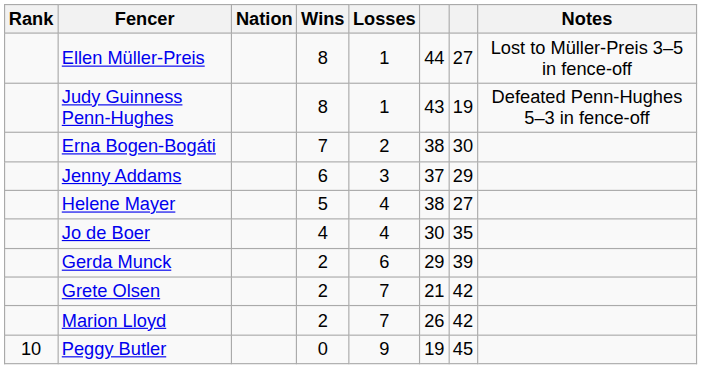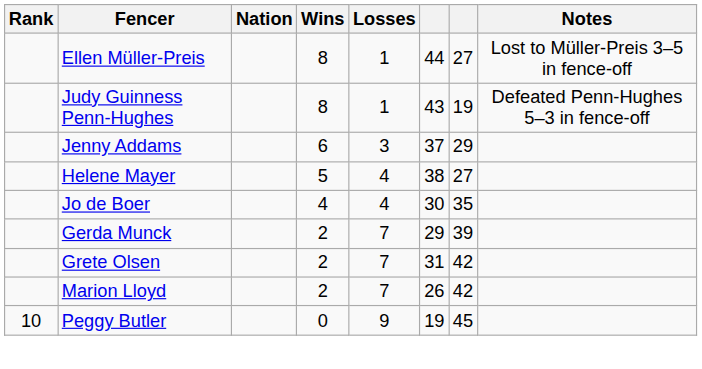- row: (139, 146)
(384, 262) 6 -> (384, 233) 7
(434, 291) 21 -> (434, 262) 31
